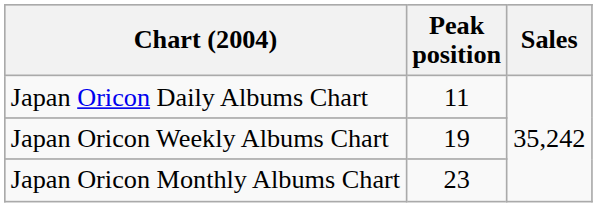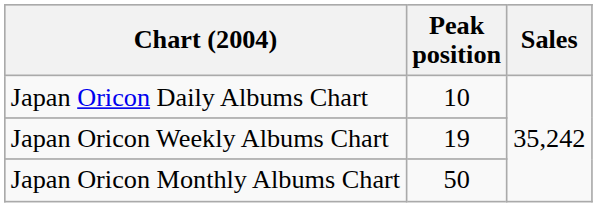(457, 96) 11 -> (457, 96) 10
(457, 179) 23 -> (457, 179) 50
